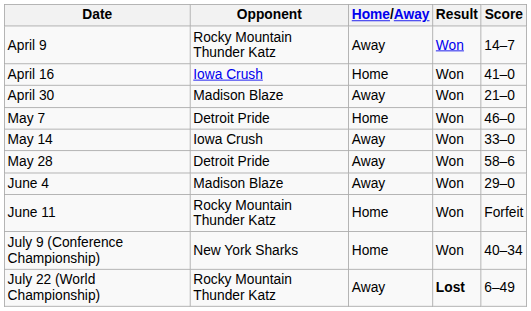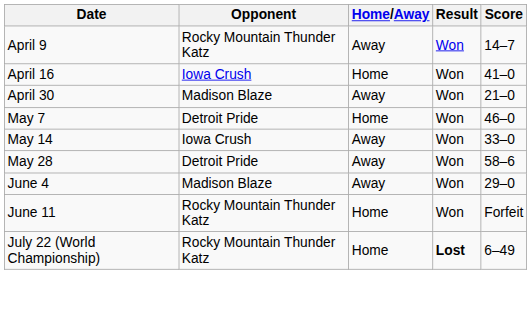- row: (65, 250)
(368, 287) Away -> (370, 250) Home
